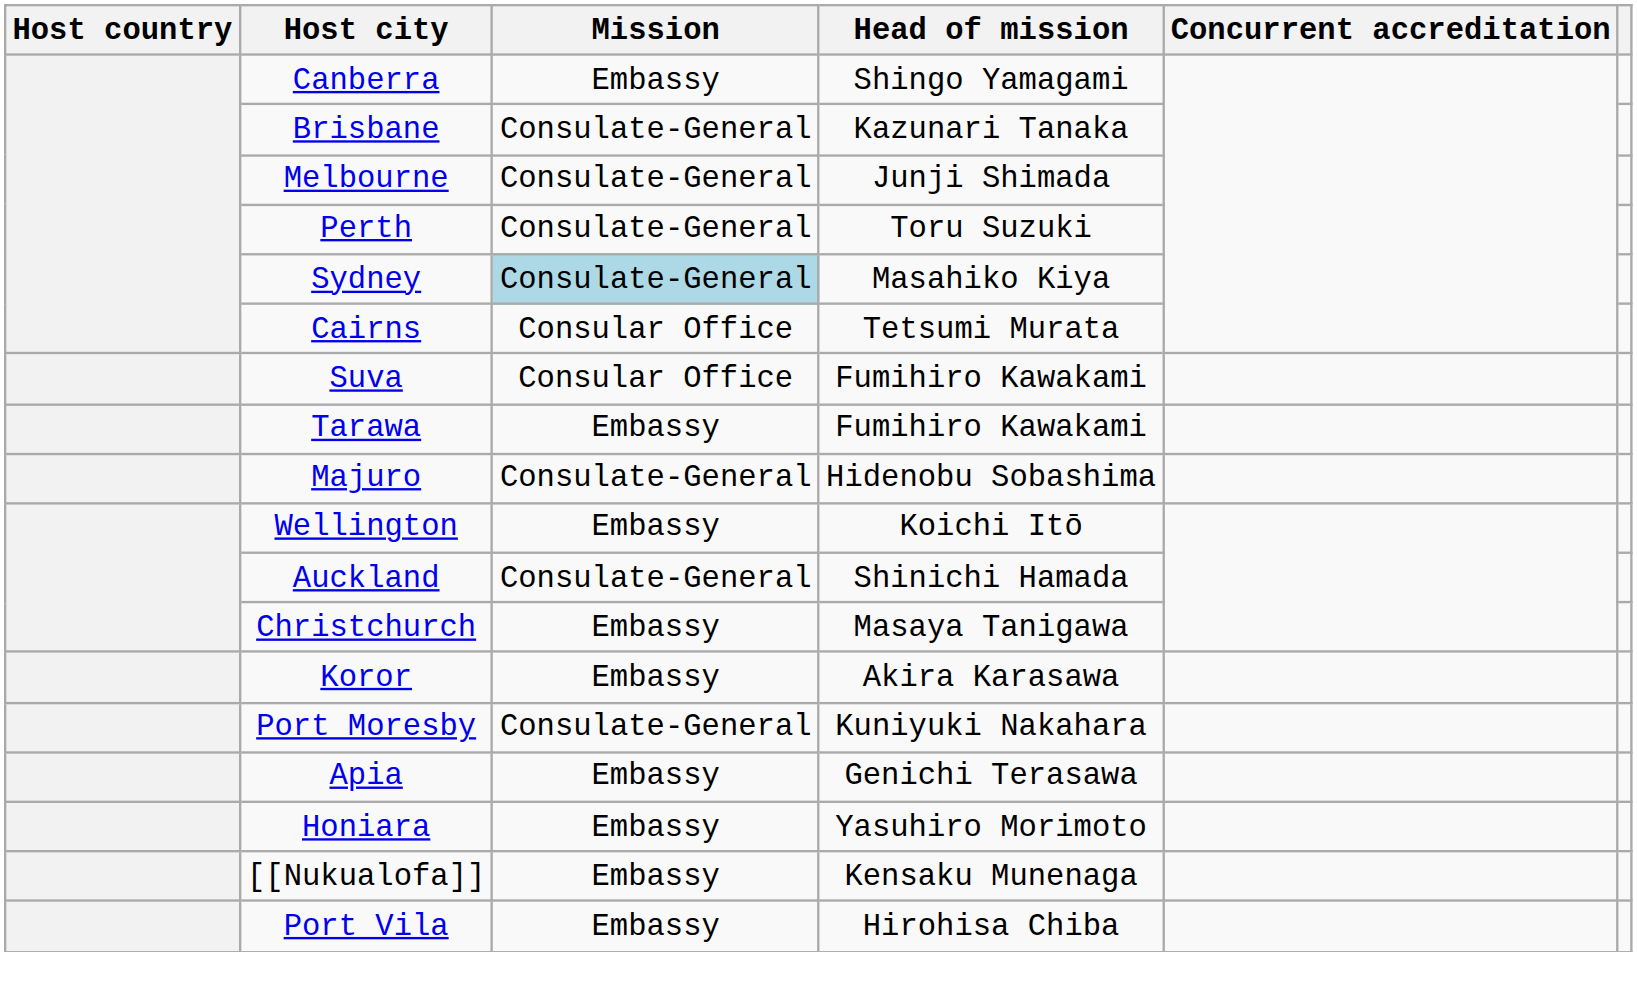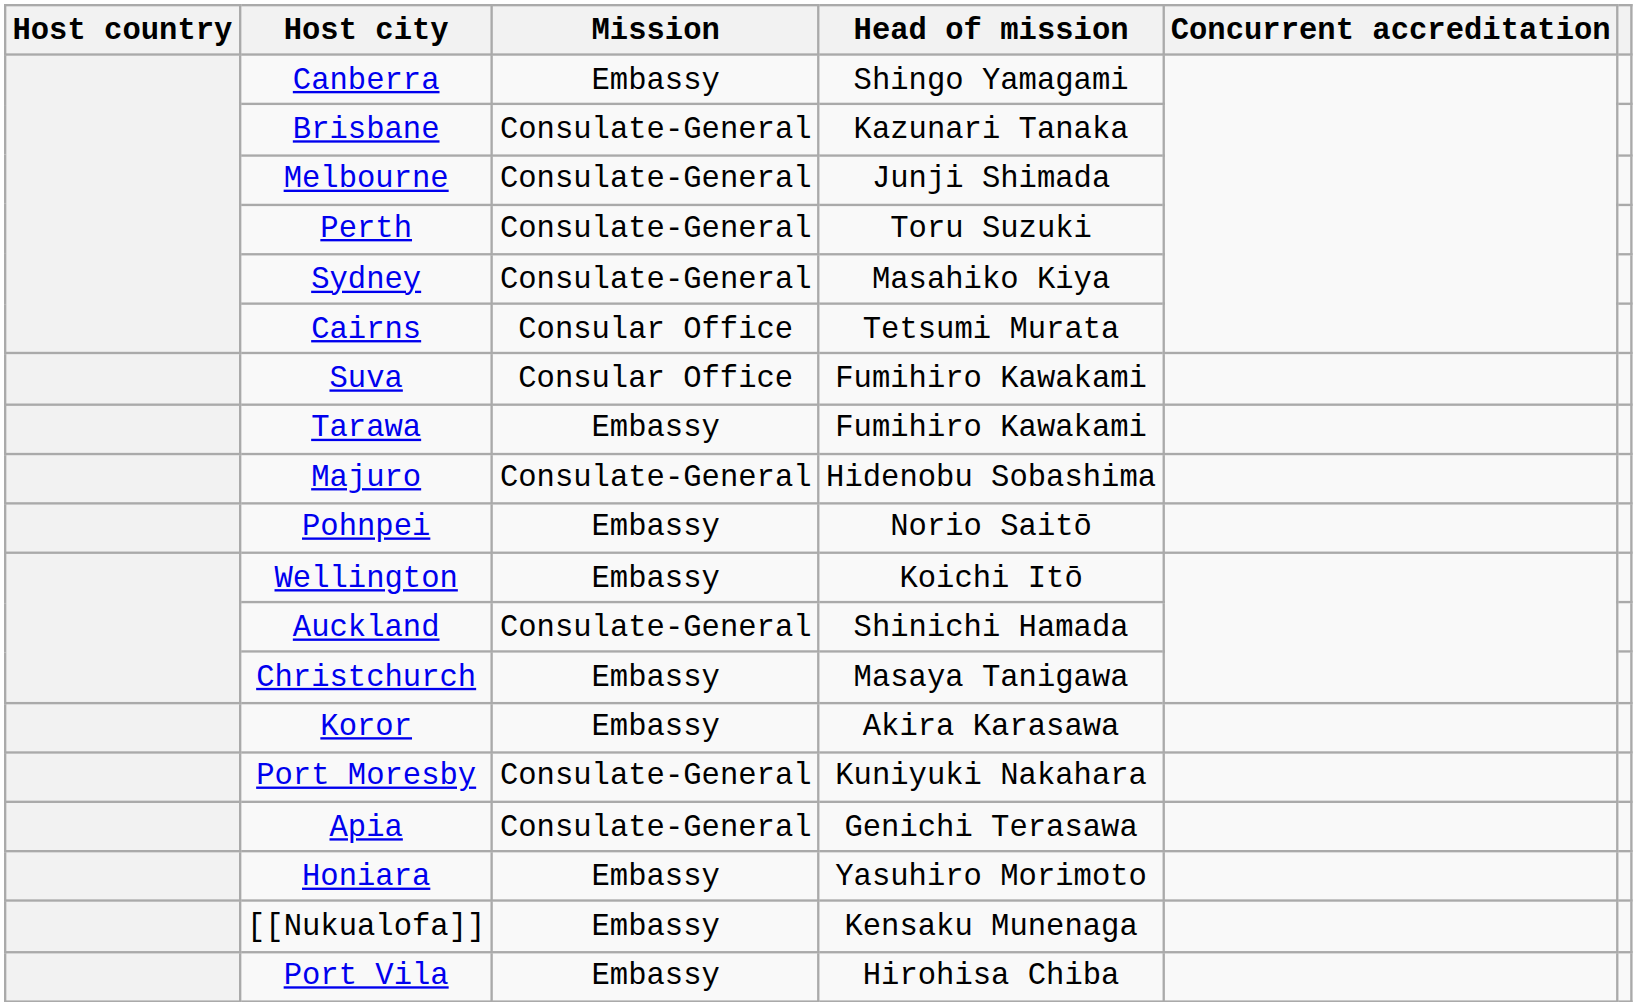(656, 279) lightblue background -> (656, 279) no background
+ row: (366, 528)
(656, 777) Embassy -> (656, 827) Consulate-General
